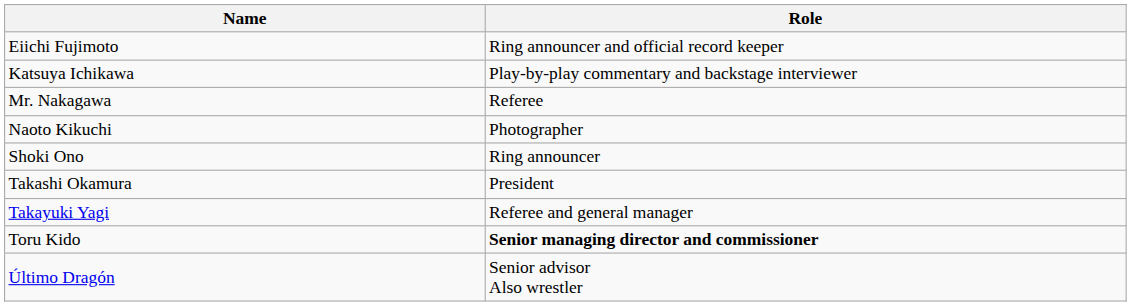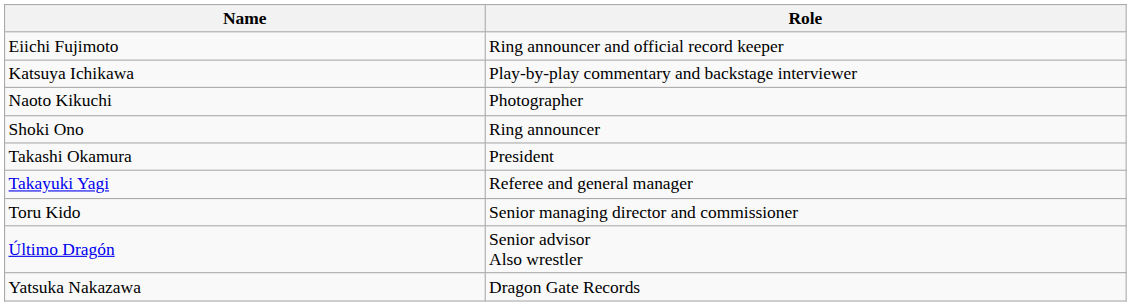- row: (60, 101)
(654, 239) bold -> (644, 211) normal
+ row: (75, 286)
